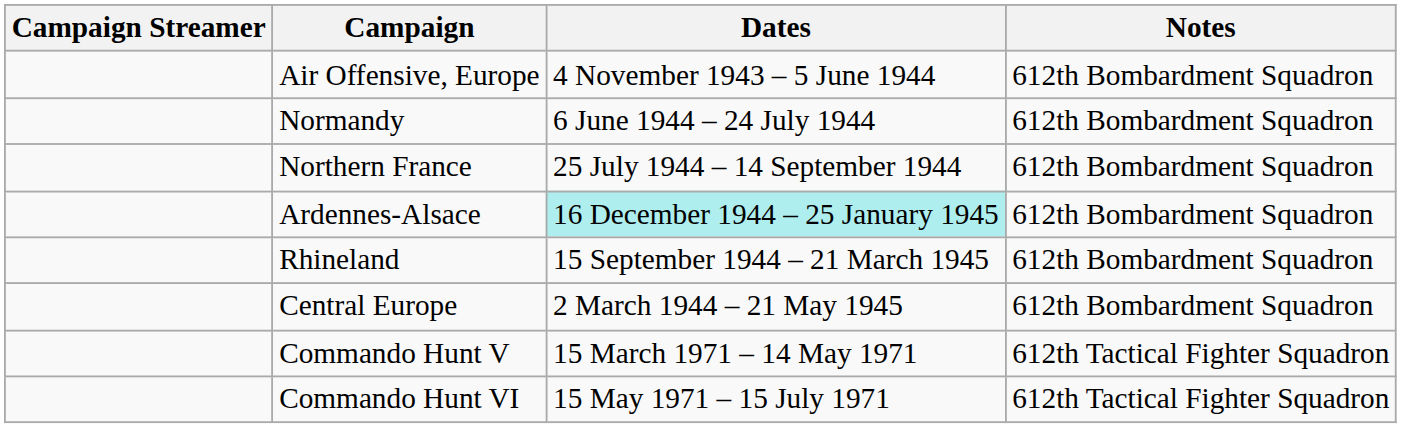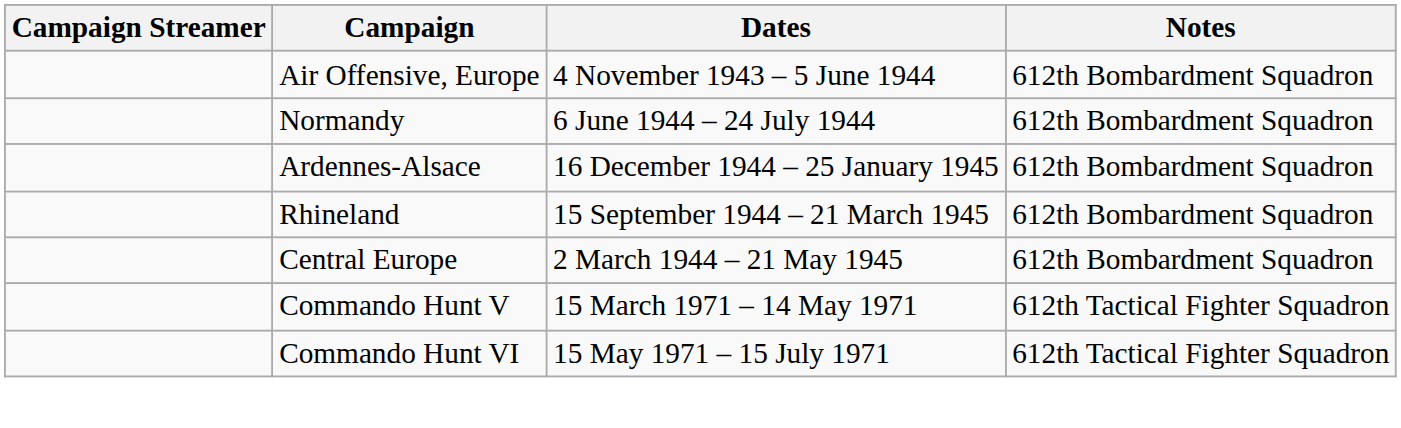- row: (376, 167)
(776, 213) paleturquoise background -> (776, 167) no background
